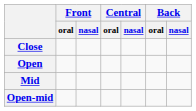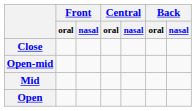rows swapped: (30, 98) <-> (30, 64)
